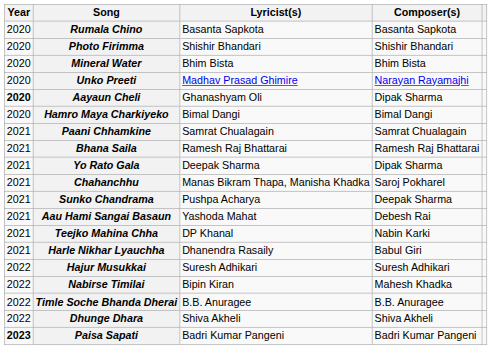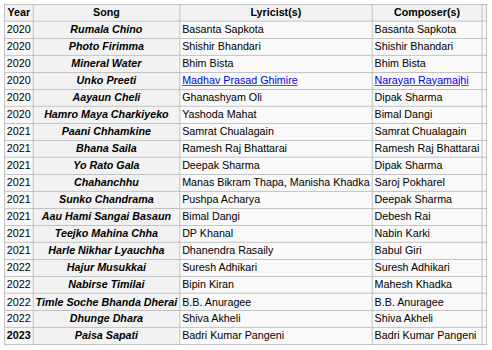(19, 98) bold -> (19, 98) normal
(211, 115) Bimal Dangi -> (219, 115) Yashoda Mahat
(219, 217) Yashoda Mahat -> (211, 217) Bimal Dangi
